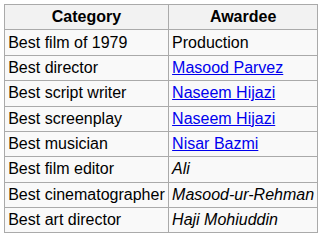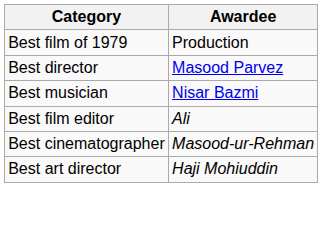- row: (67, 93)
- row: (65, 118)
